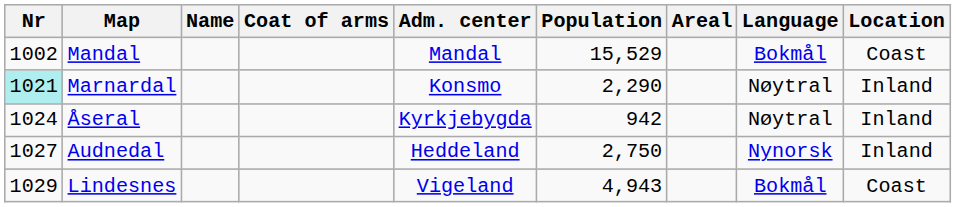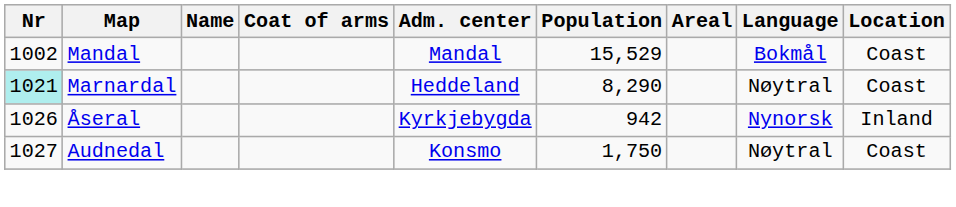(465, 87) Konsmo -> (465, 87) Heddeland
(632, 87) 2,290 -> (632, 87) 8,290
(897, 87) Inland -> (897, 87) Coast
(34, 120) 1024 -> (34, 120) 1026
(790, 120) Nøytral -> (790, 120) Nynorsk
(465, 153) Heddeland -> (465, 153) Konsmo
(632, 153) 2,750 -> (632, 153) 1,750
(790, 153) Nynorsk -> (790, 153) Nøytral
(897, 153) Inland -> (897, 153) Coast
- row: (122, 185)
